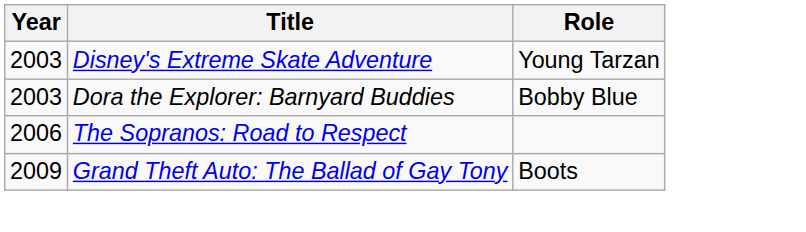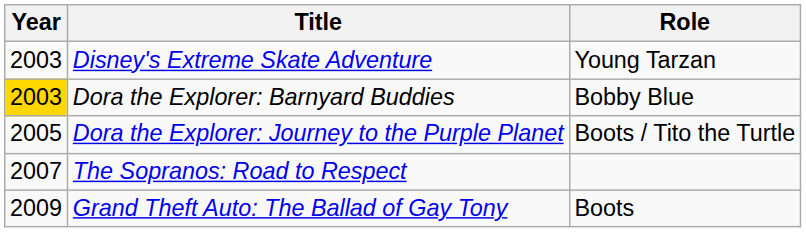(36, 97) no background -> (36, 97) gold background
+ row: (318, 134)
(36, 134) 2006 -> (36, 171) 2007
